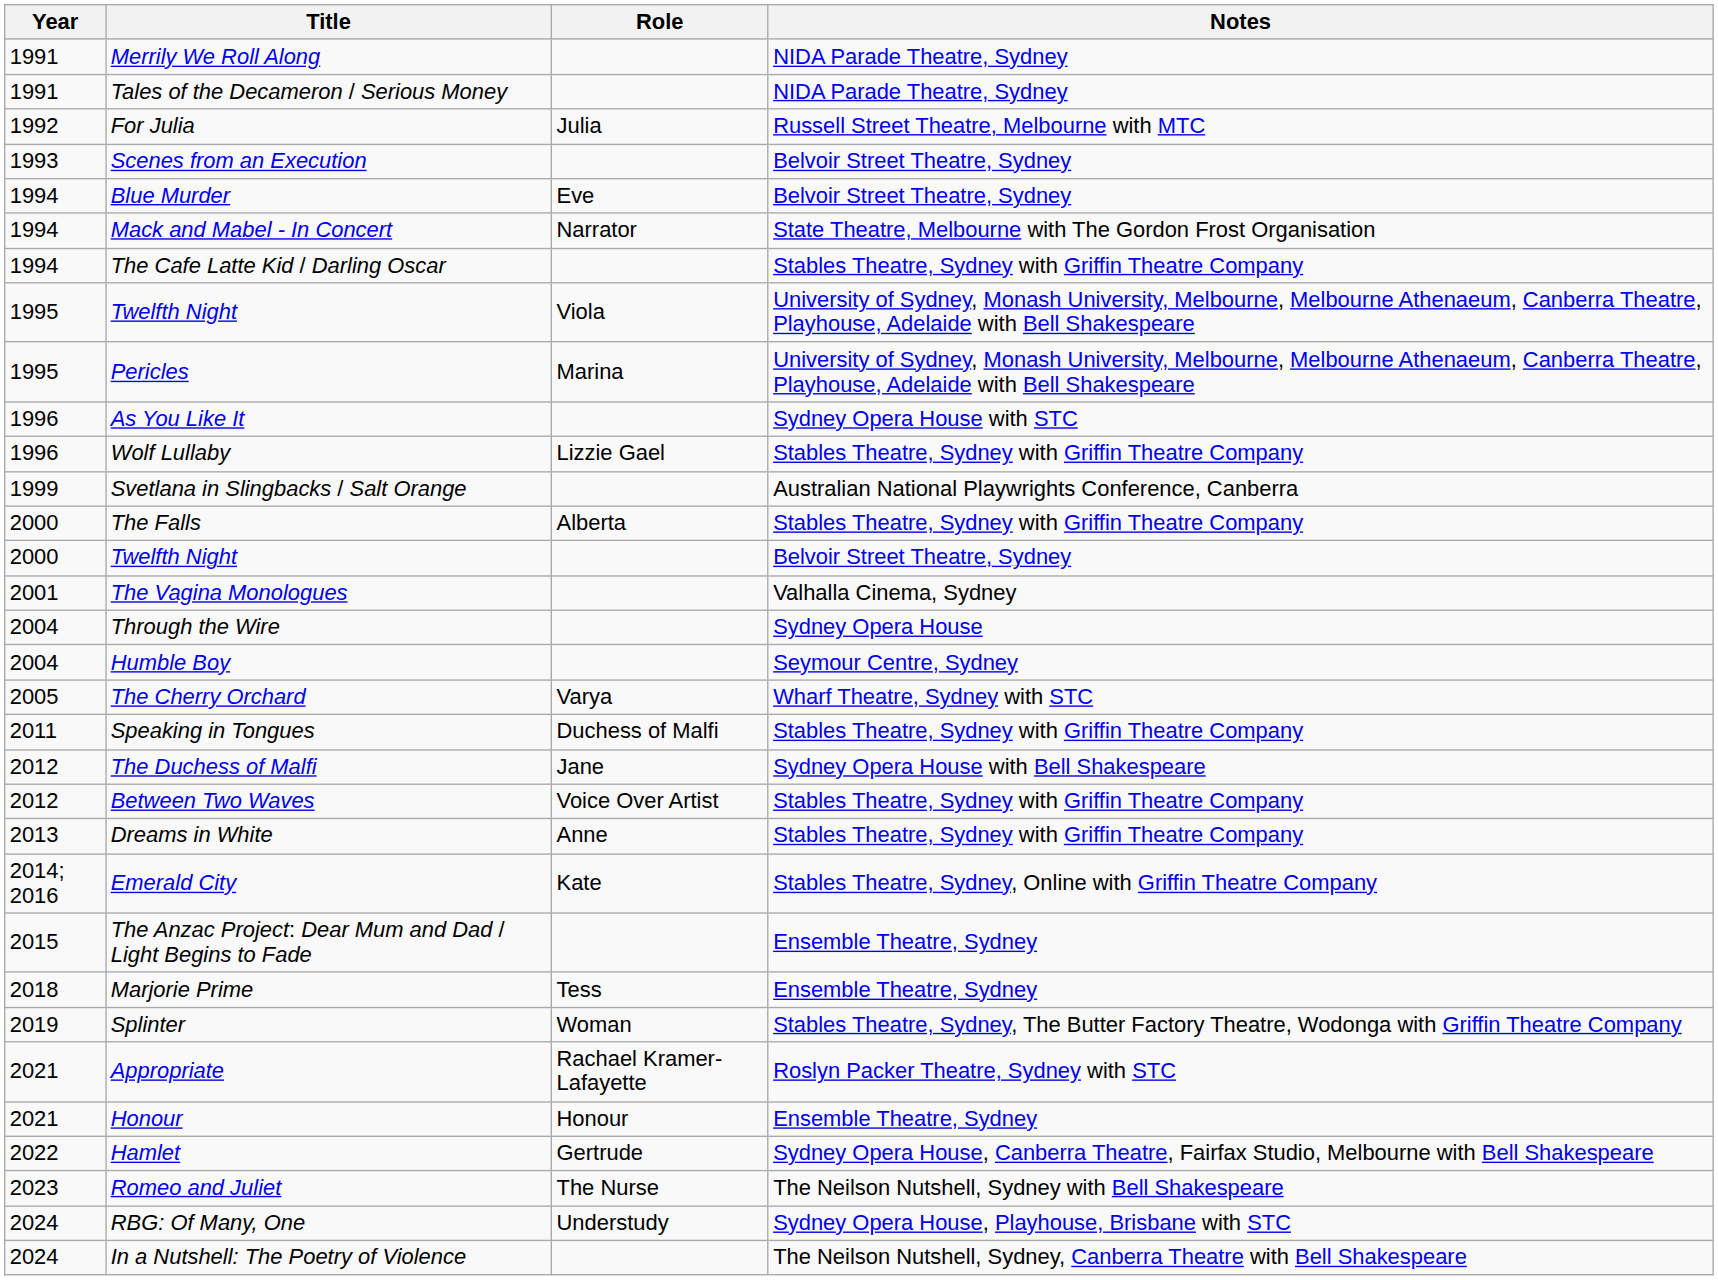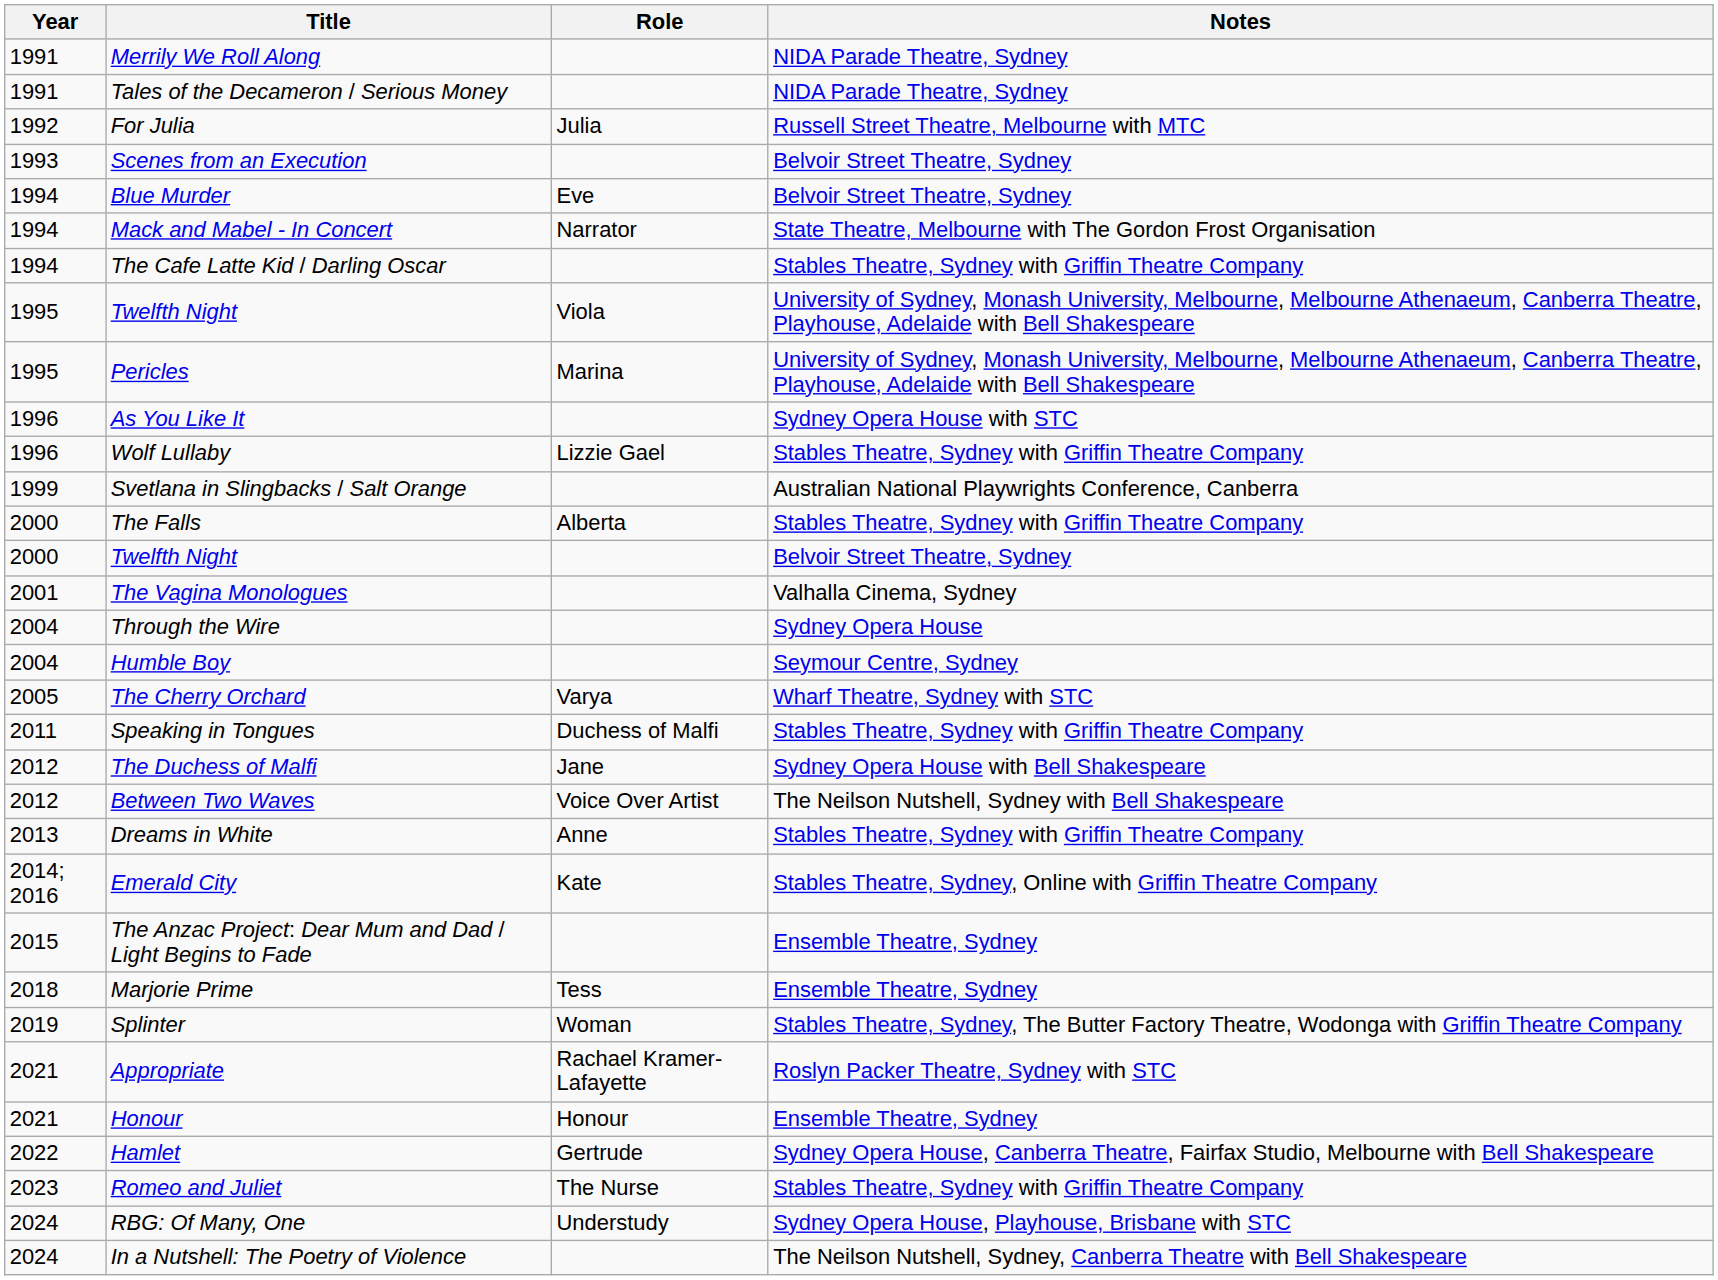(1038, 801) Stables Theatre, Sydney with Griffin Theatre Company -> (1028, 801) The Neilson Nutshell, Sydney with Bell Shakespeare
(1028, 1188) The Neilson Nutshell, Sydney with Bell Shakespeare -> (1038, 1188) Stables Theatre, Sydney with Griffin Theatre Company
